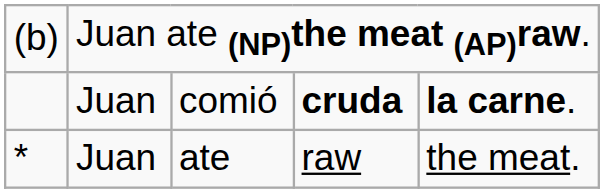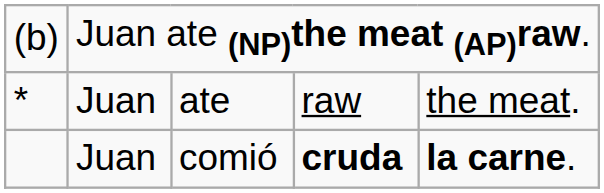rows swapped: (228, 99) <-> (205, 158)
